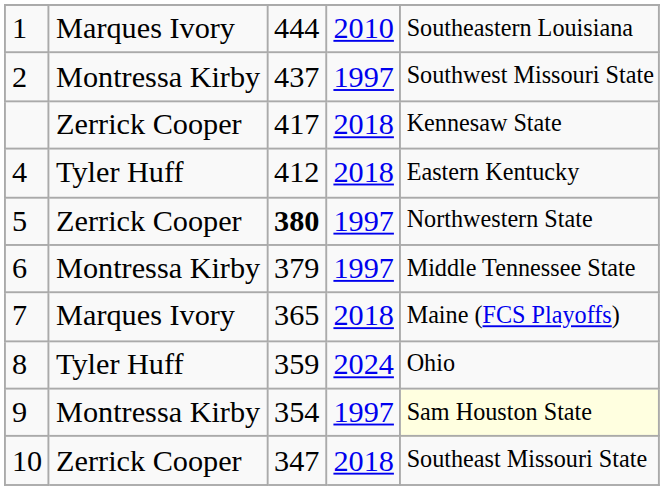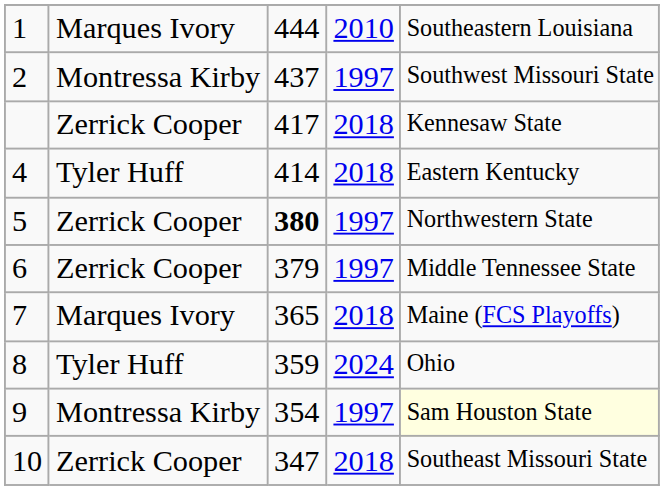(297, 172) 412 -> (297, 172) 414
(158, 268) Montressa Kirby -> (149, 268) Zerrick Cooper
